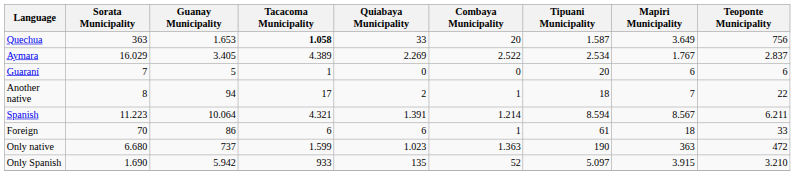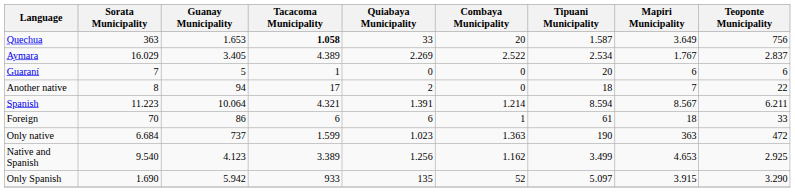(518, 93) 1 -> (523, 87) 0
(136, 147) 6.680 -> (147, 135) 6.684
+ row: (29, 157)
(776, 163) 3.210 -> (776, 179) 3.290
